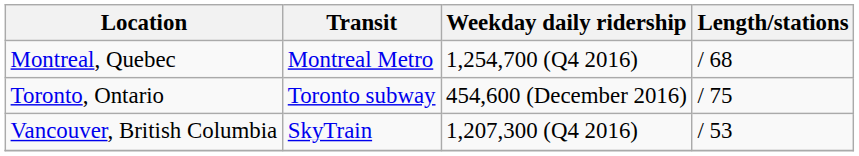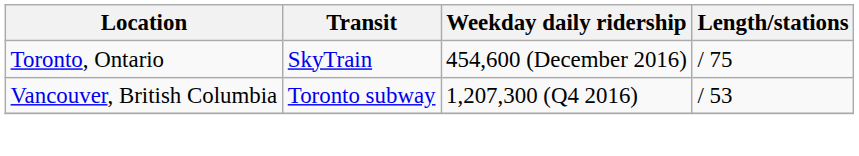- row: (93, 58)
(362, 95) Toronto subway -> (330, 58) SkyTrain
(330, 131) SkyTrain -> (362, 95) Toronto subway
